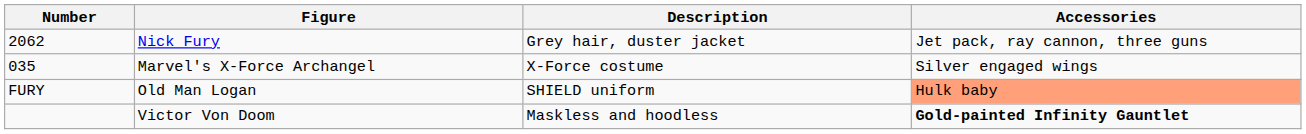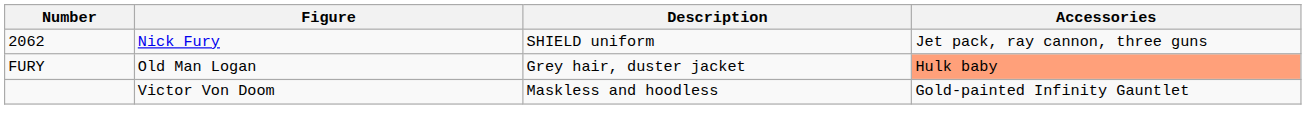(636, 42) Grey hair, duster jacket -> (591, 42) SHIELD uniform
- row: (256, 67)
(591, 91) SHIELD uniform -> (636, 67) Grey hair, duster jacket
(1052, 116) bold -> (1052, 91) normal
